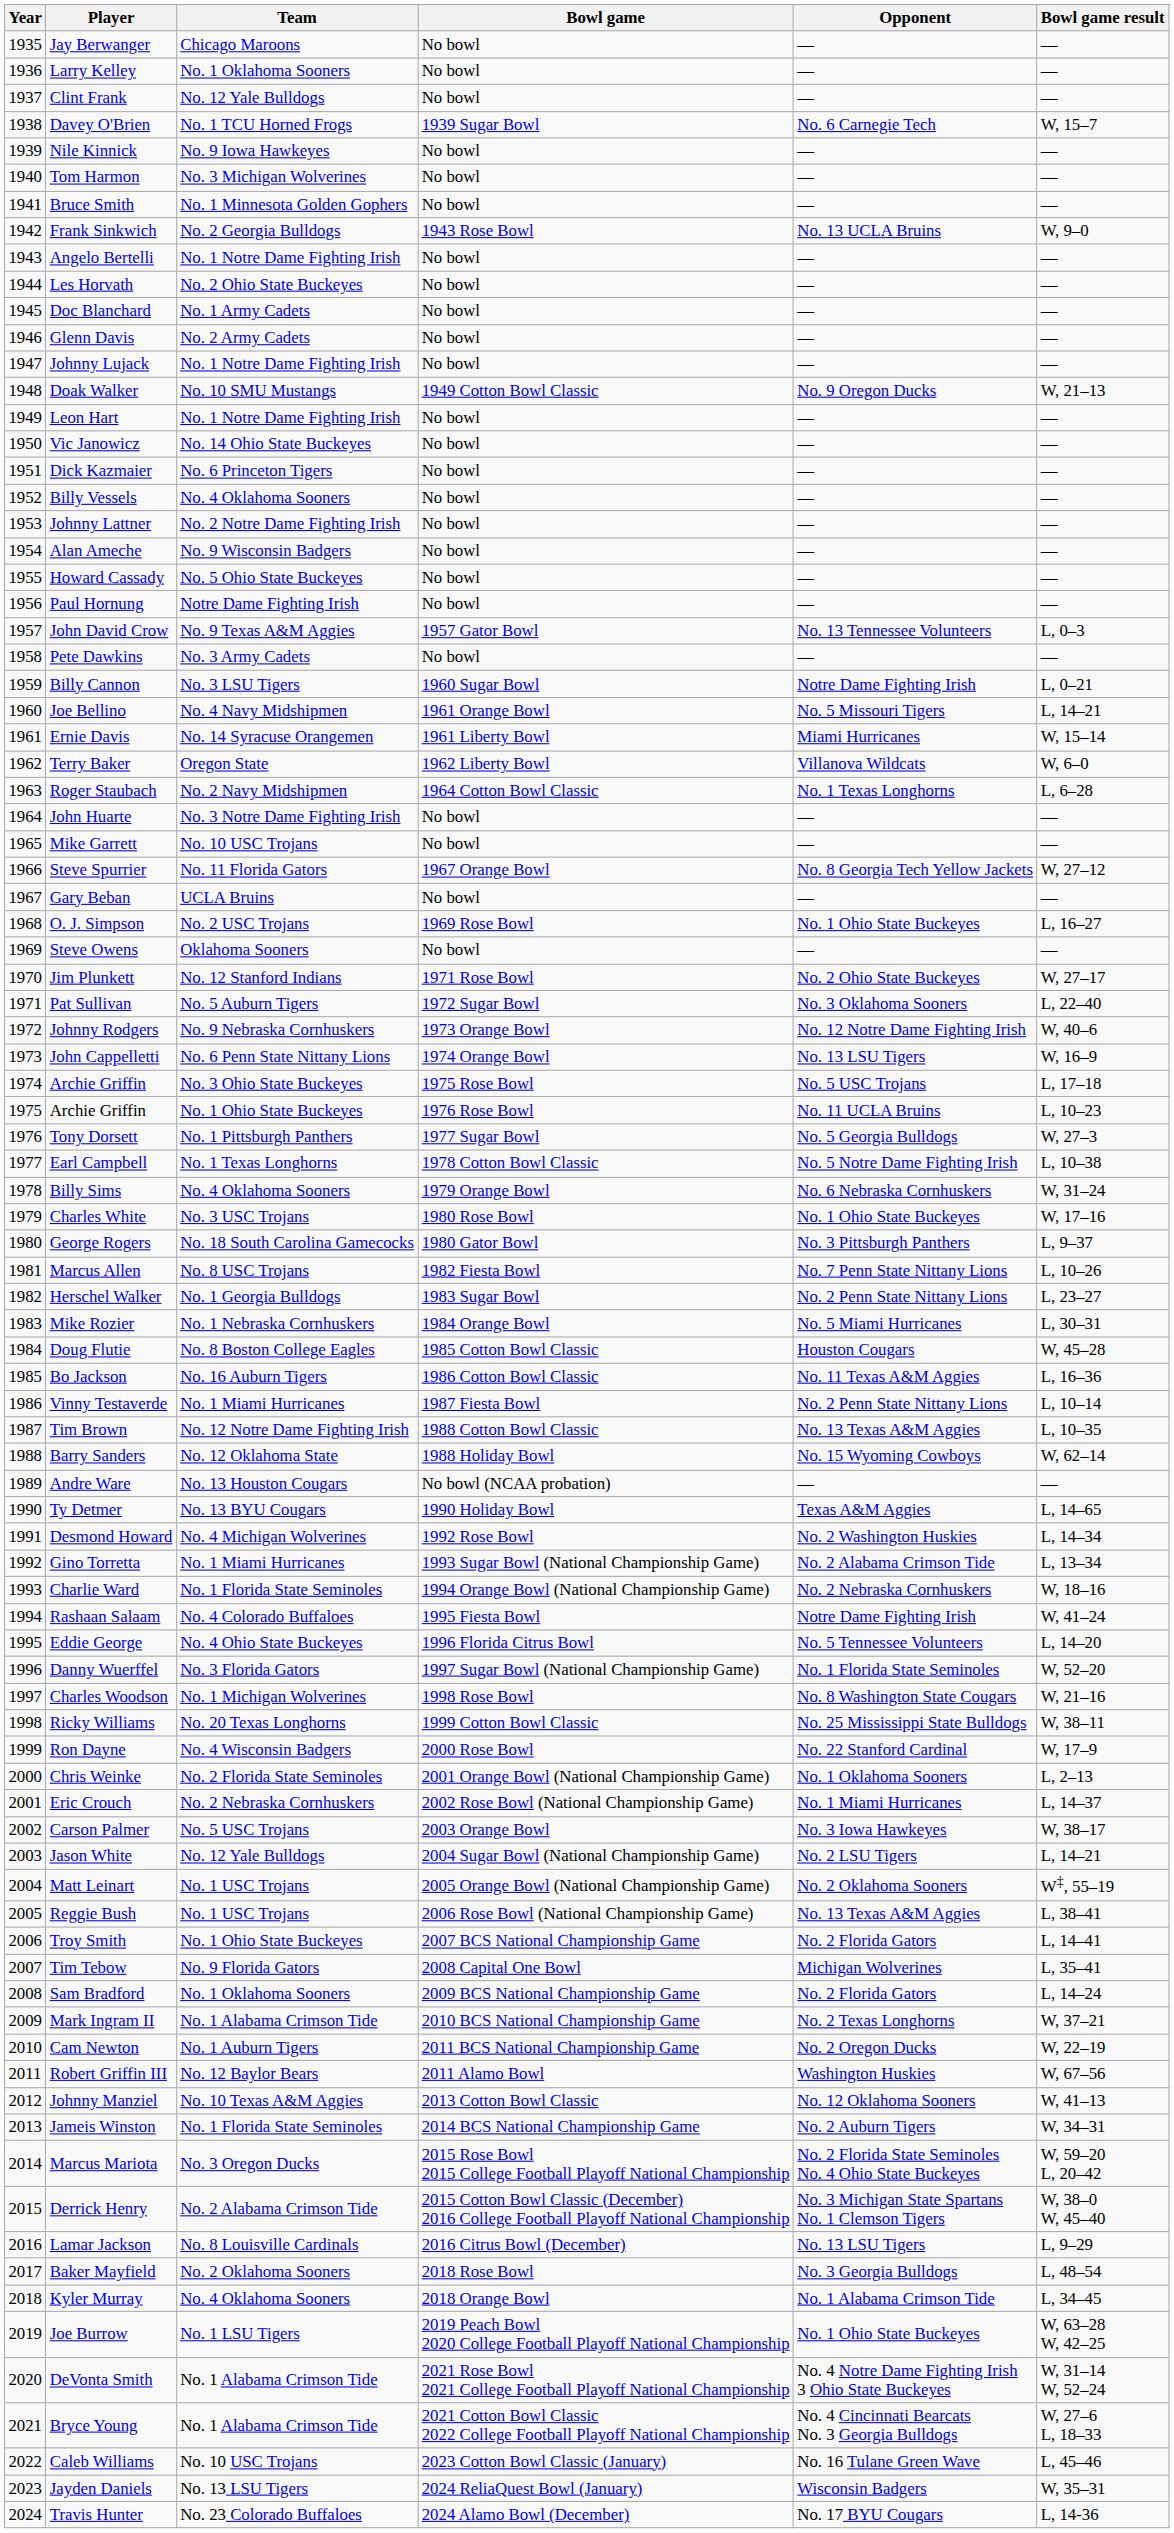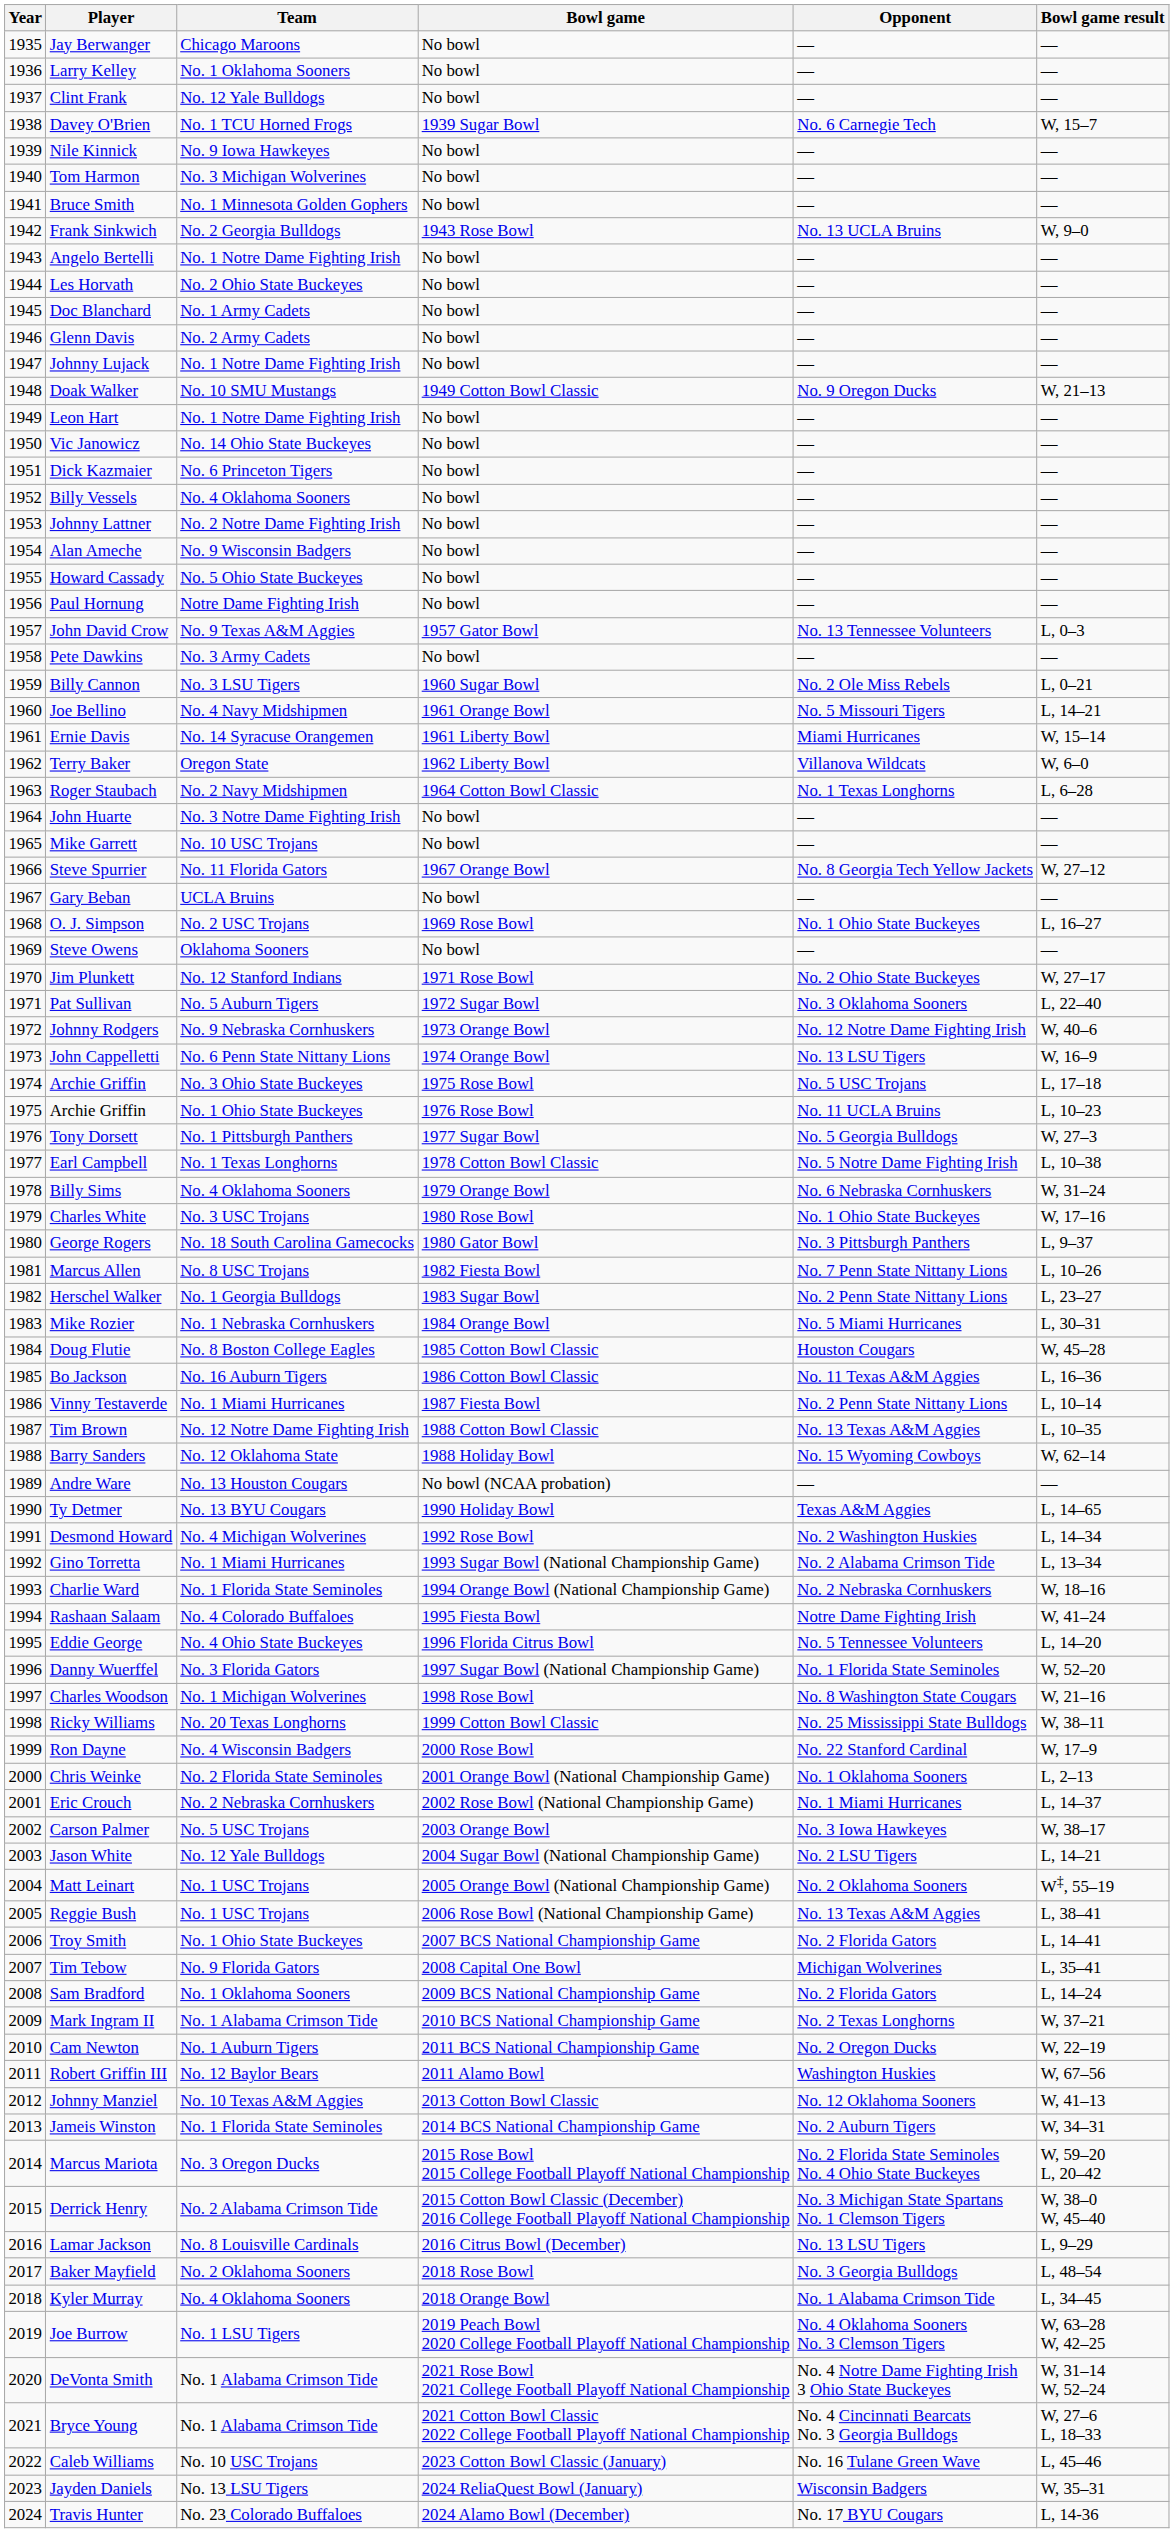(887, 683) Notre Dame Fighting Irish -> (874, 683) No. 2 Ole Miss Rebels
(889, 2334) No. 1 Ohio State Buckeyes -> (882, 2334) No. 4 Oklahoma Sooners No. 3 Clemson Tigers
